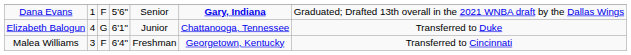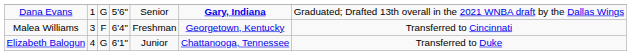(103, 12) F -> (103, 12) G
rows swapped: (46, 43) <-> (46, 27)
